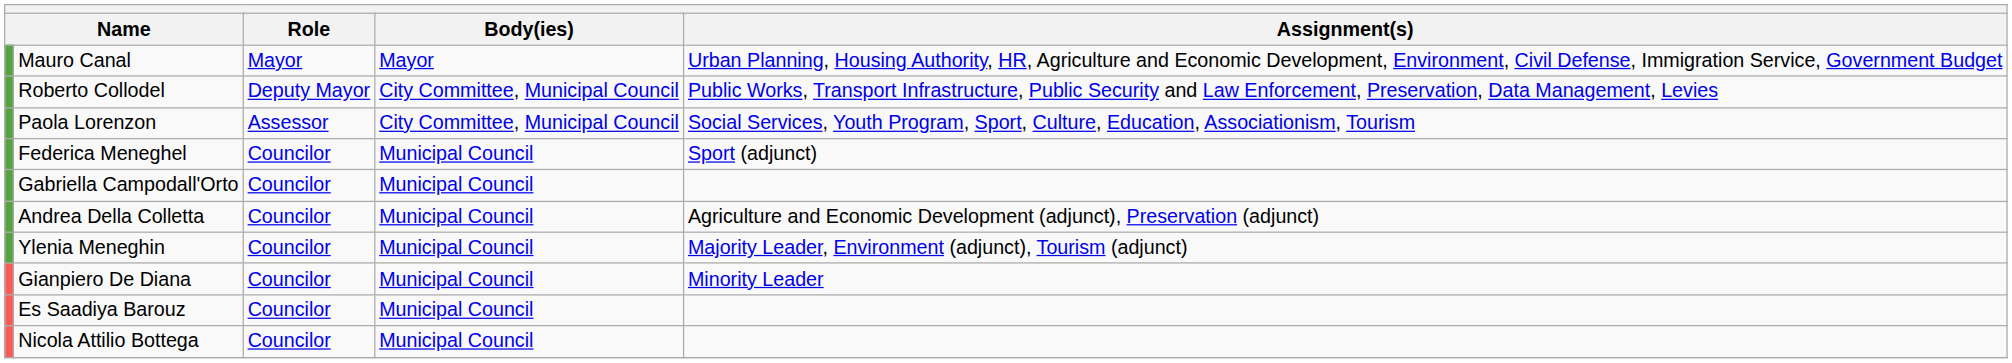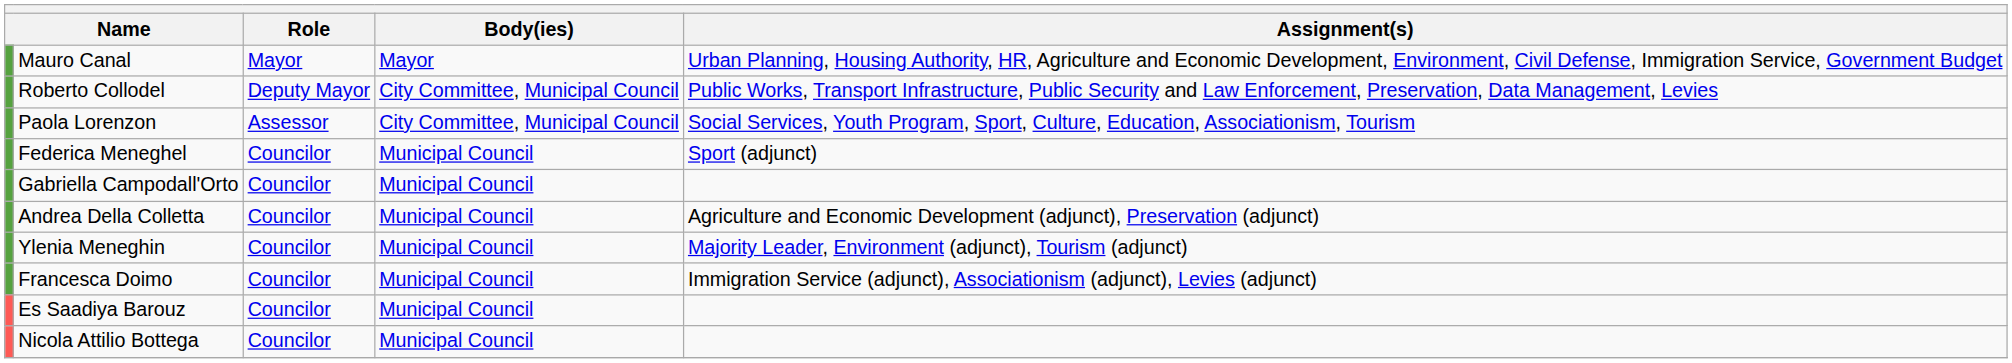+ row: (95, 278)
- row: (105, 278)
